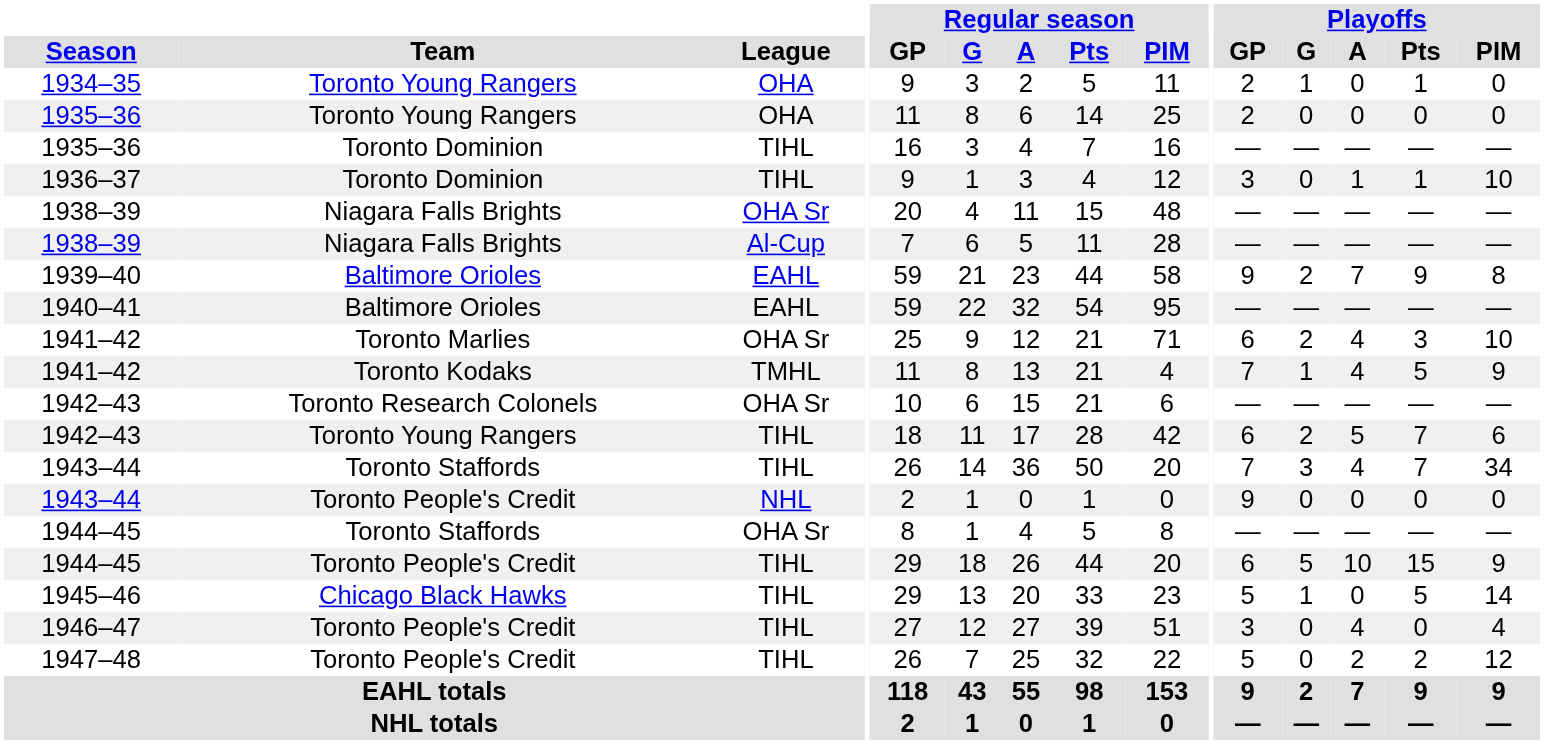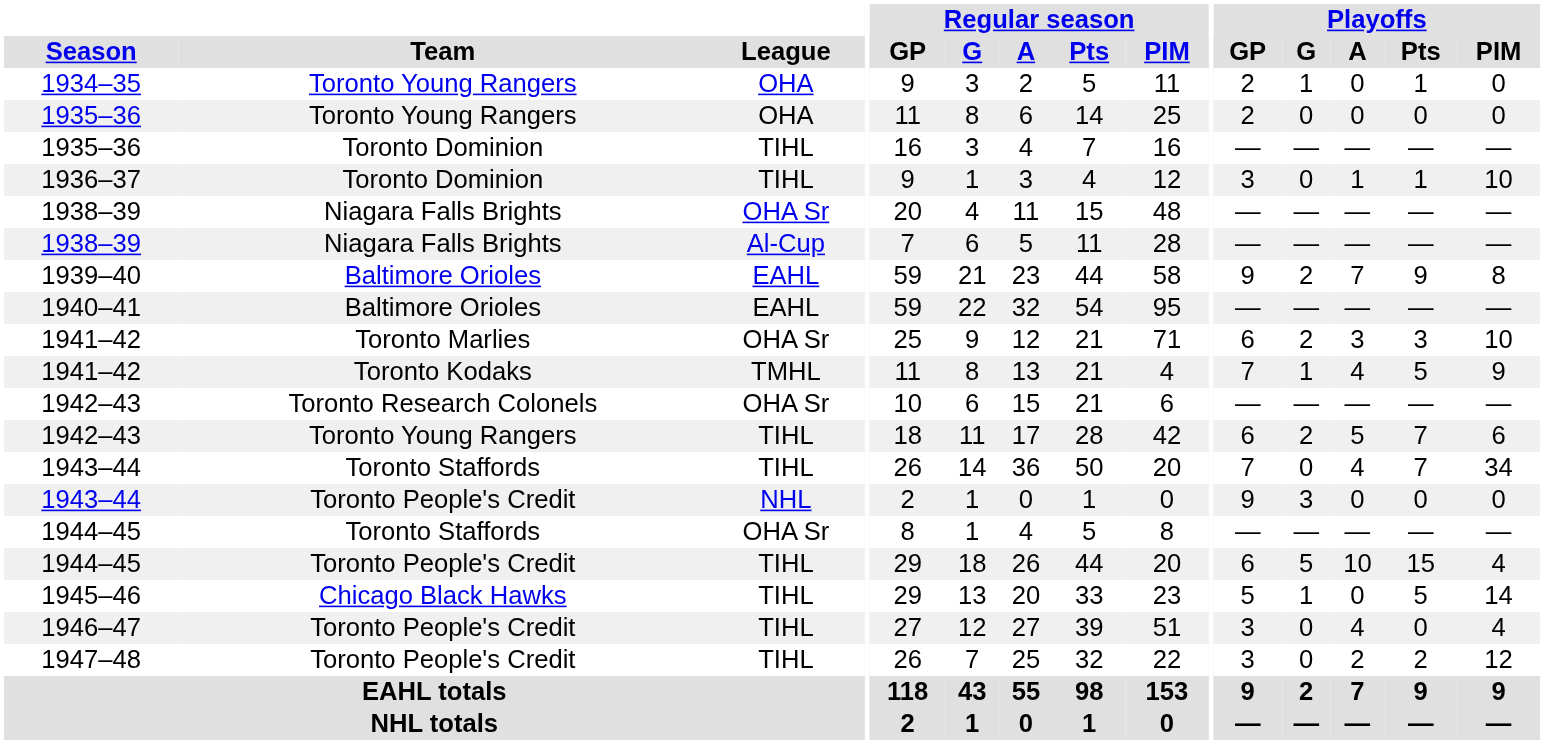(1357, 339) 4 -> (1357, 339) 3
(1306, 467) 3 -> (1306, 467) 0
(1306, 499) 0 -> (1306, 499) 3
(1499, 563) 9 -> (1499, 563) 4
(1248, 659) 5 -> (1248, 659) 3
